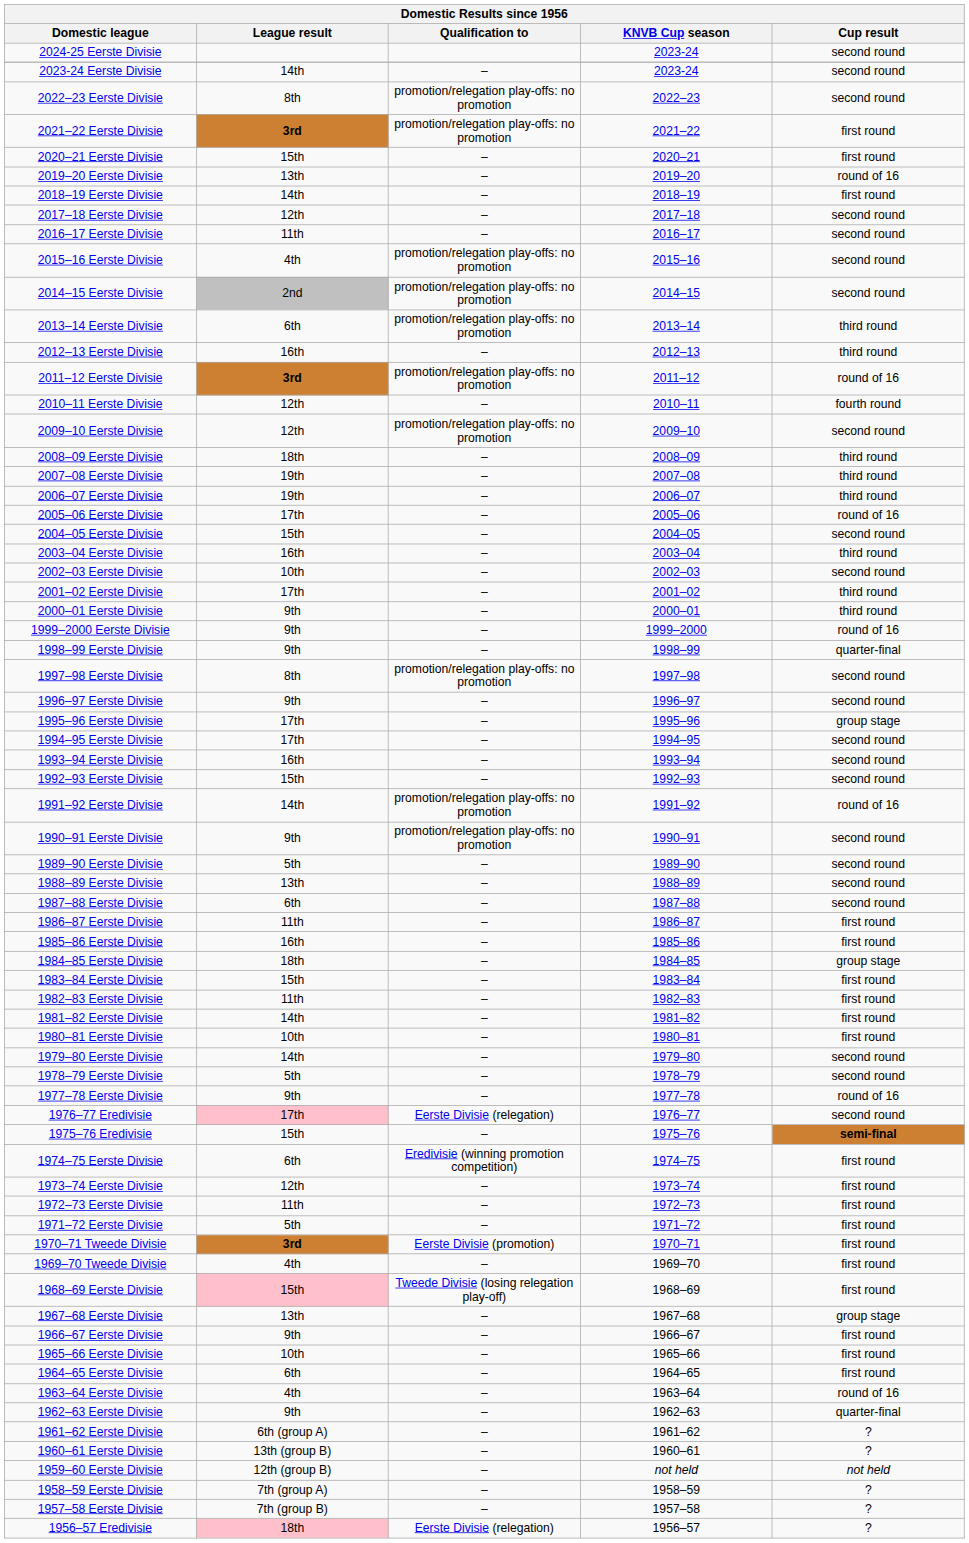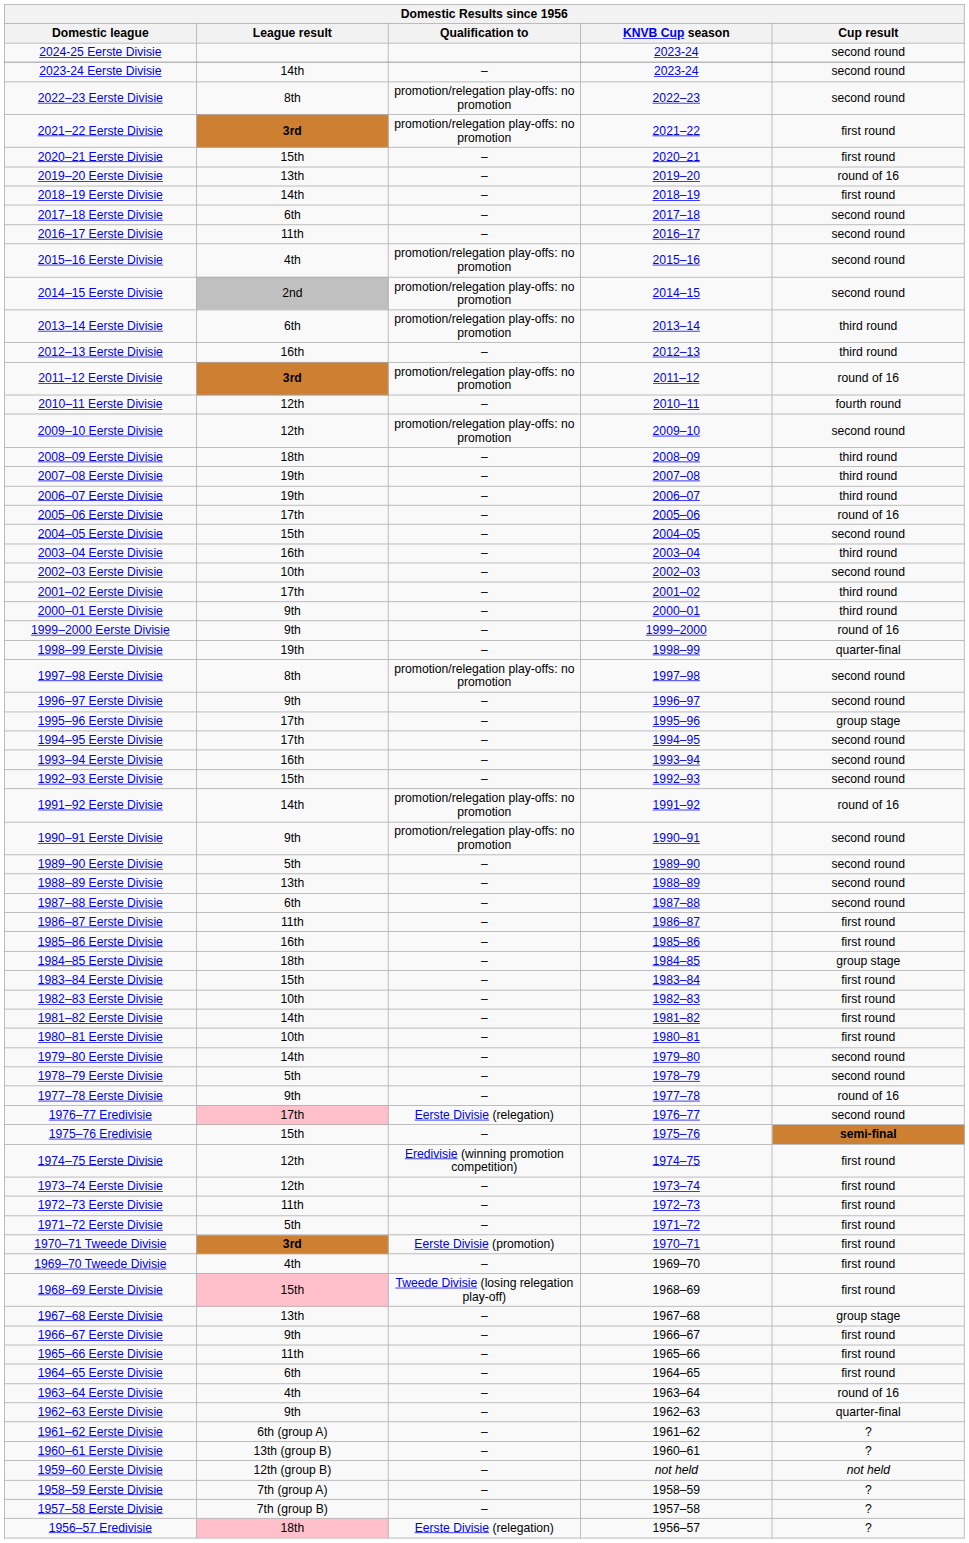(292, 215) 12th -> (292, 215) 6th
(292, 649) 9th -> (292, 649) 19th
(292, 999) 11th -> (292, 999) 10th
(292, 1160) 6th -> (292, 1160) 12th
(292, 1354) 10th -> (292, 1354) 11th
